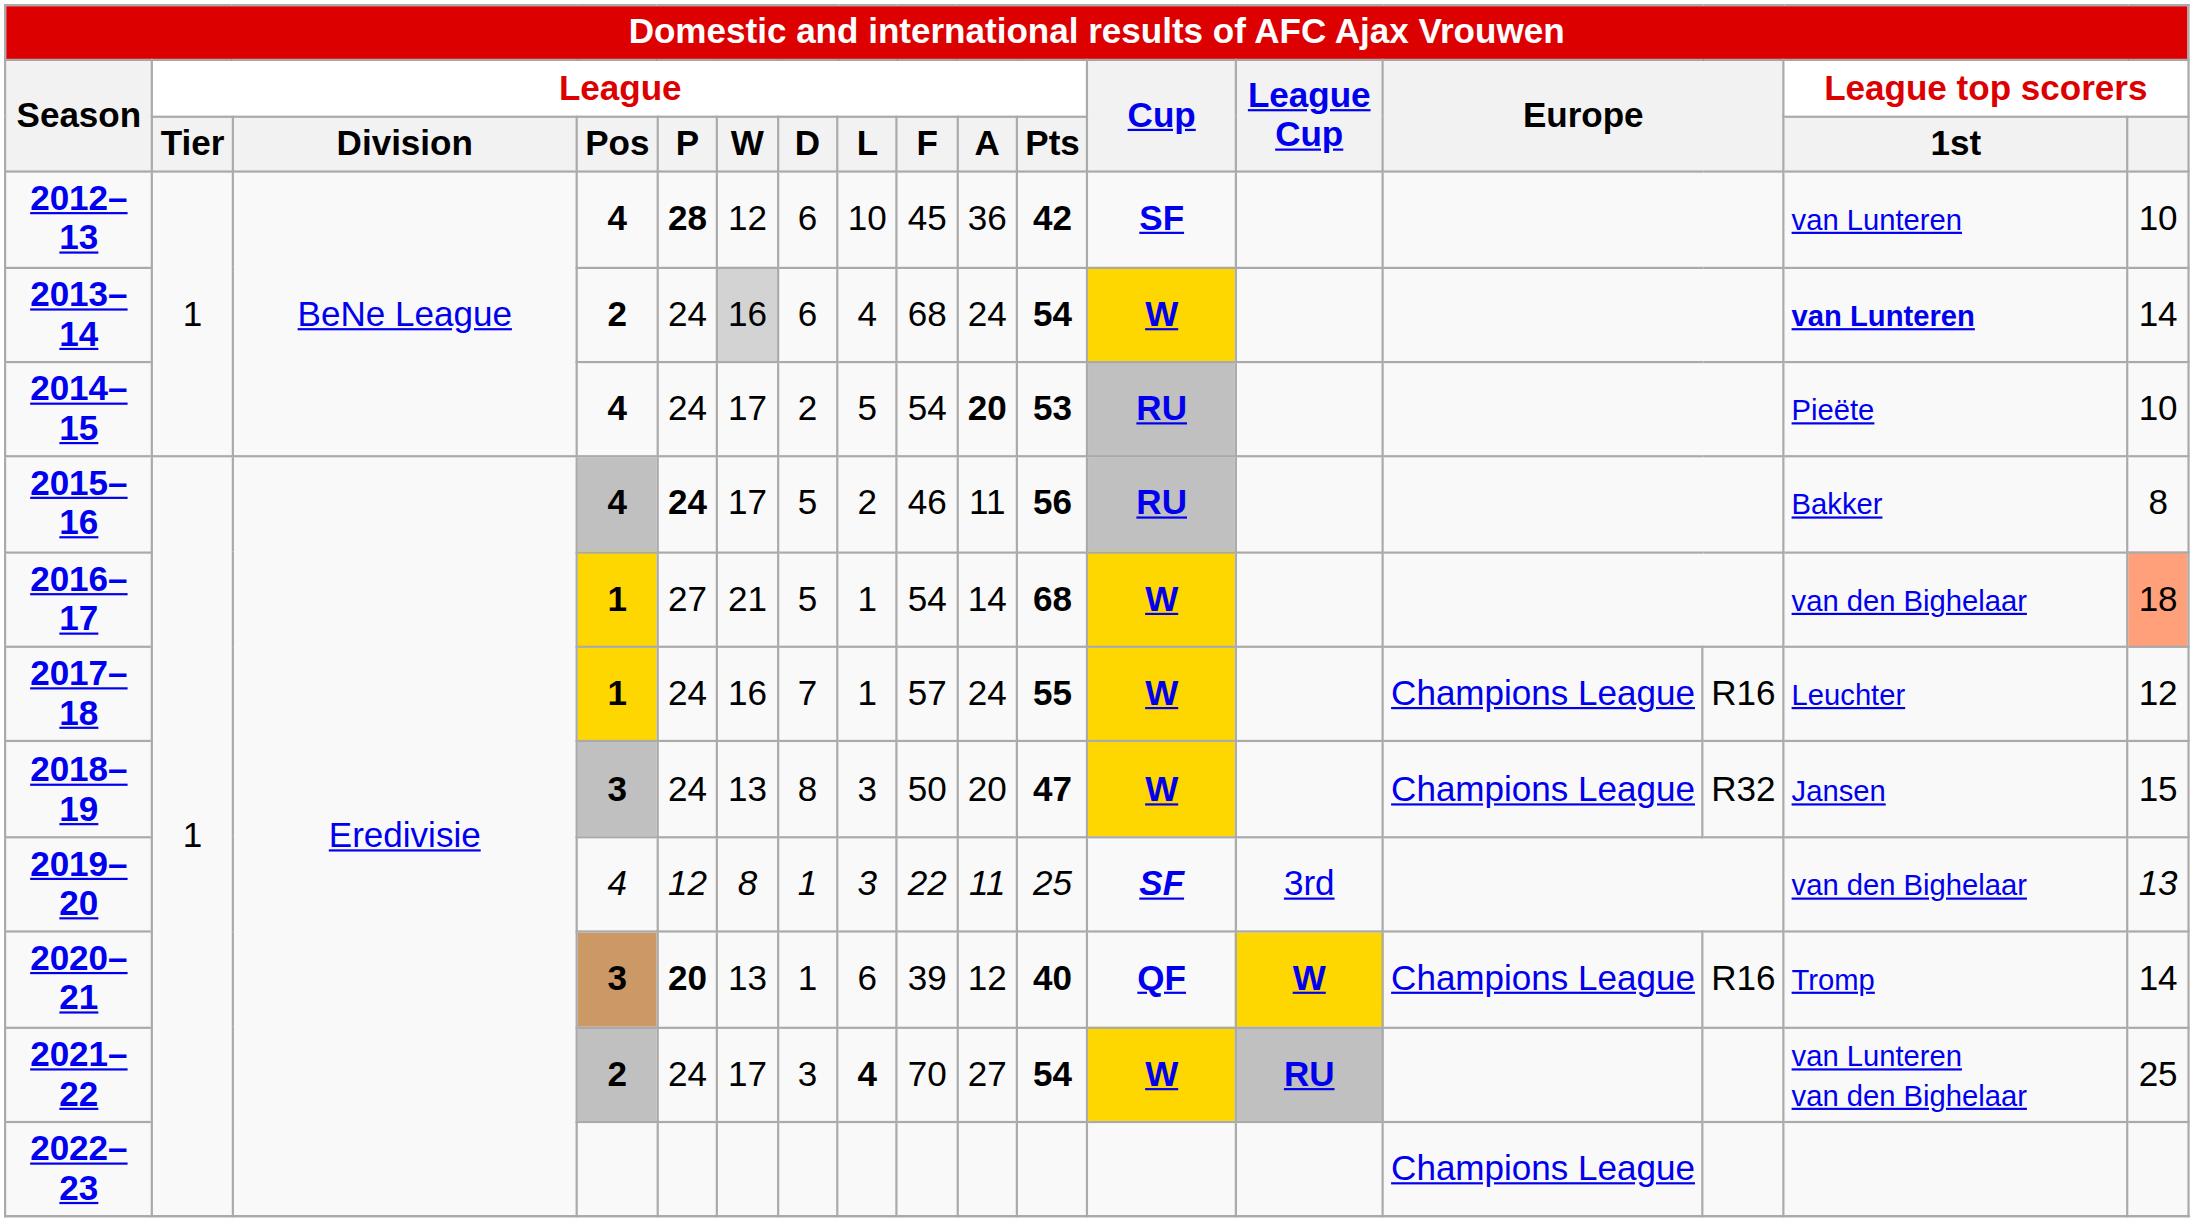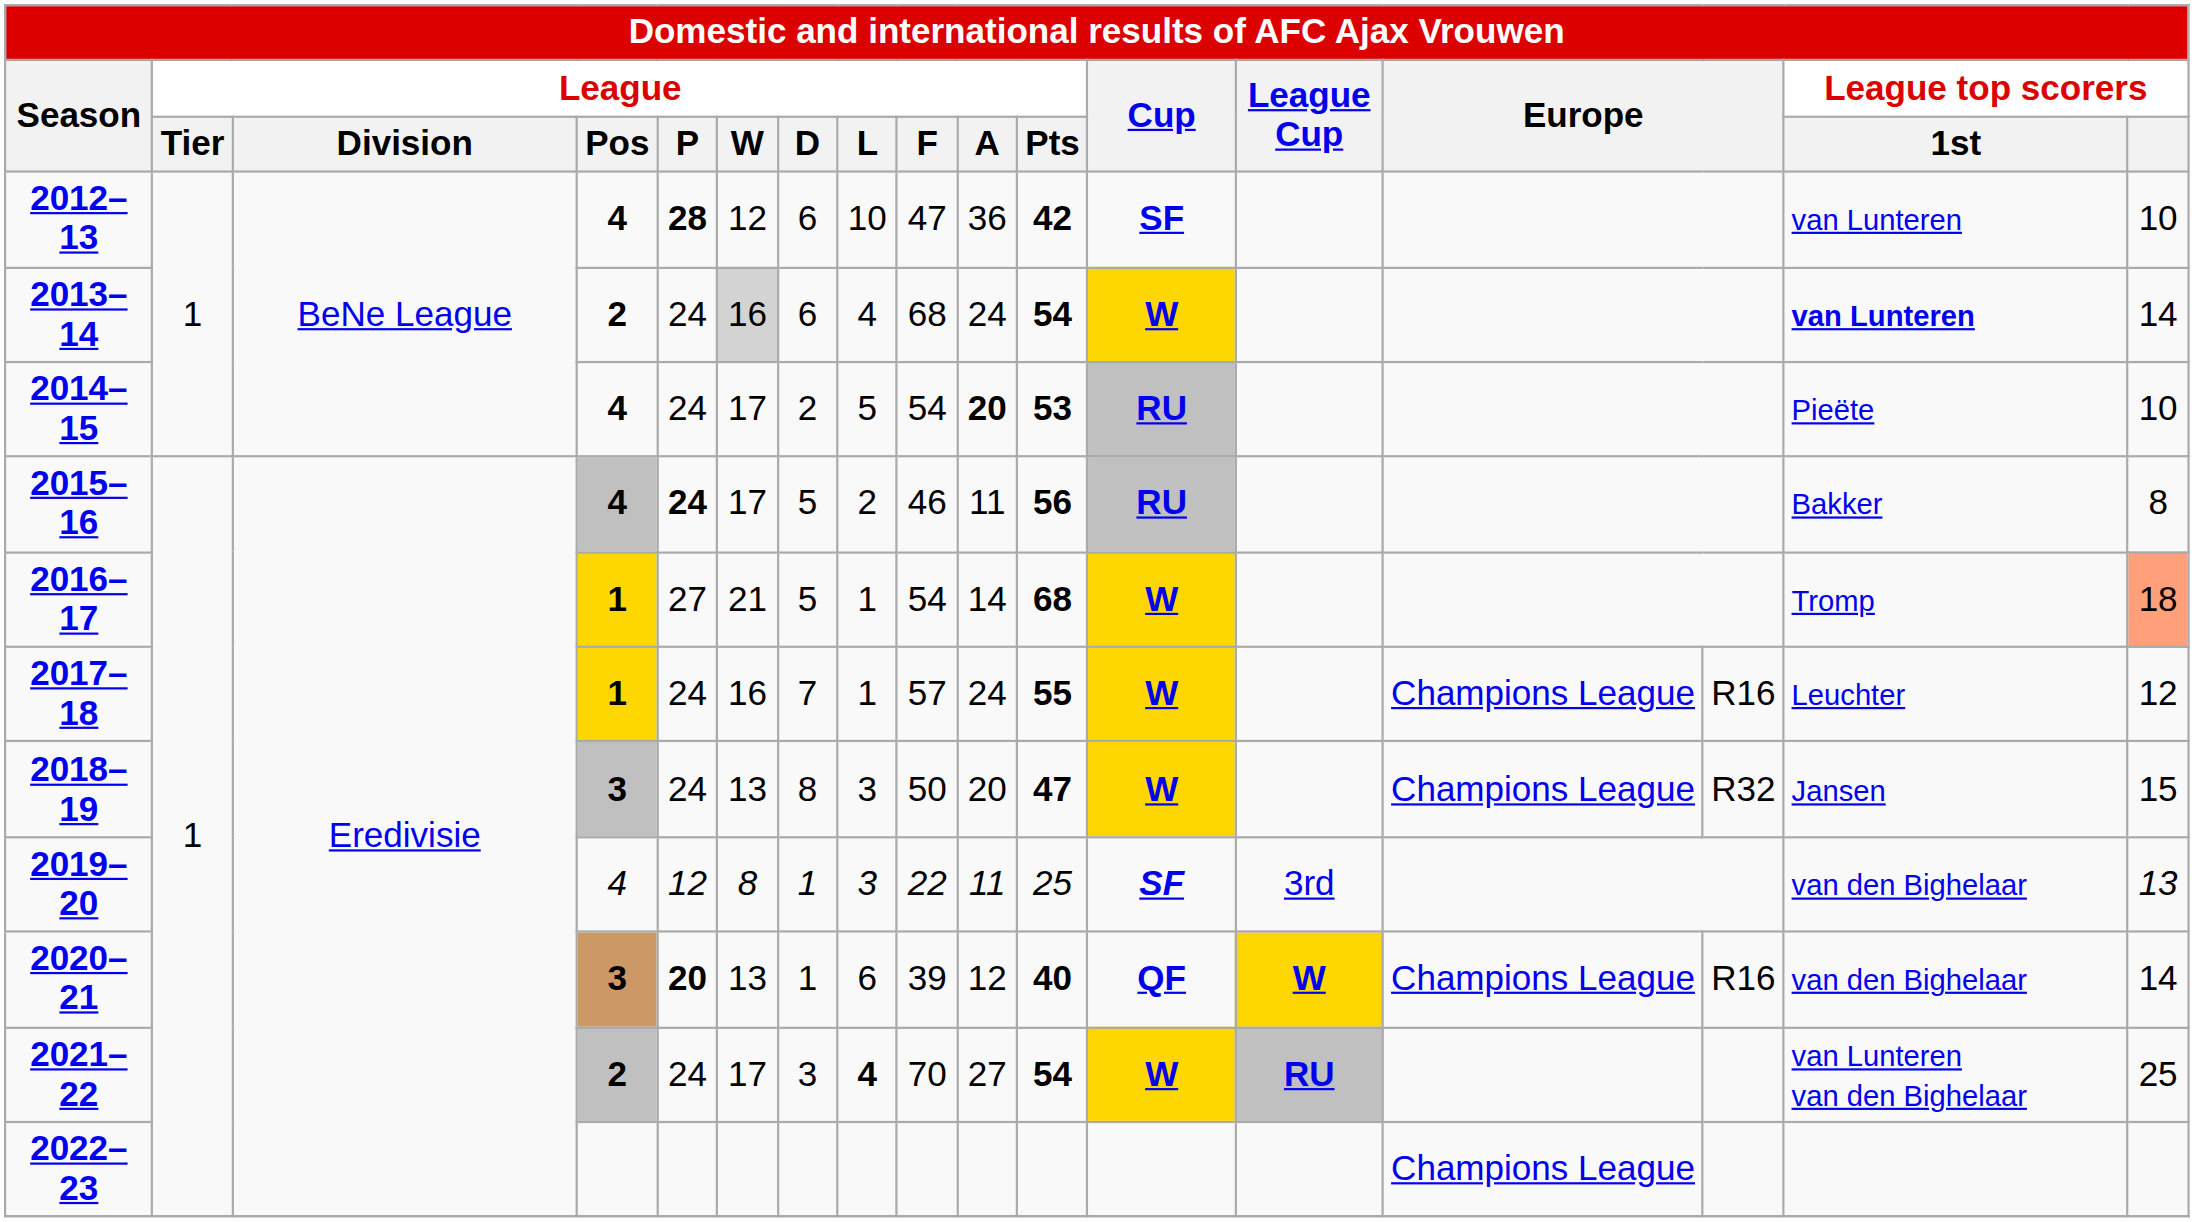(927, 218) 45 -> (927, 218) 47
(1909, 600) van den Bighelaar -> (1833, 600) Tromp
(1833, 980) Tromp -> (1909, 980) van den Bighelaar
